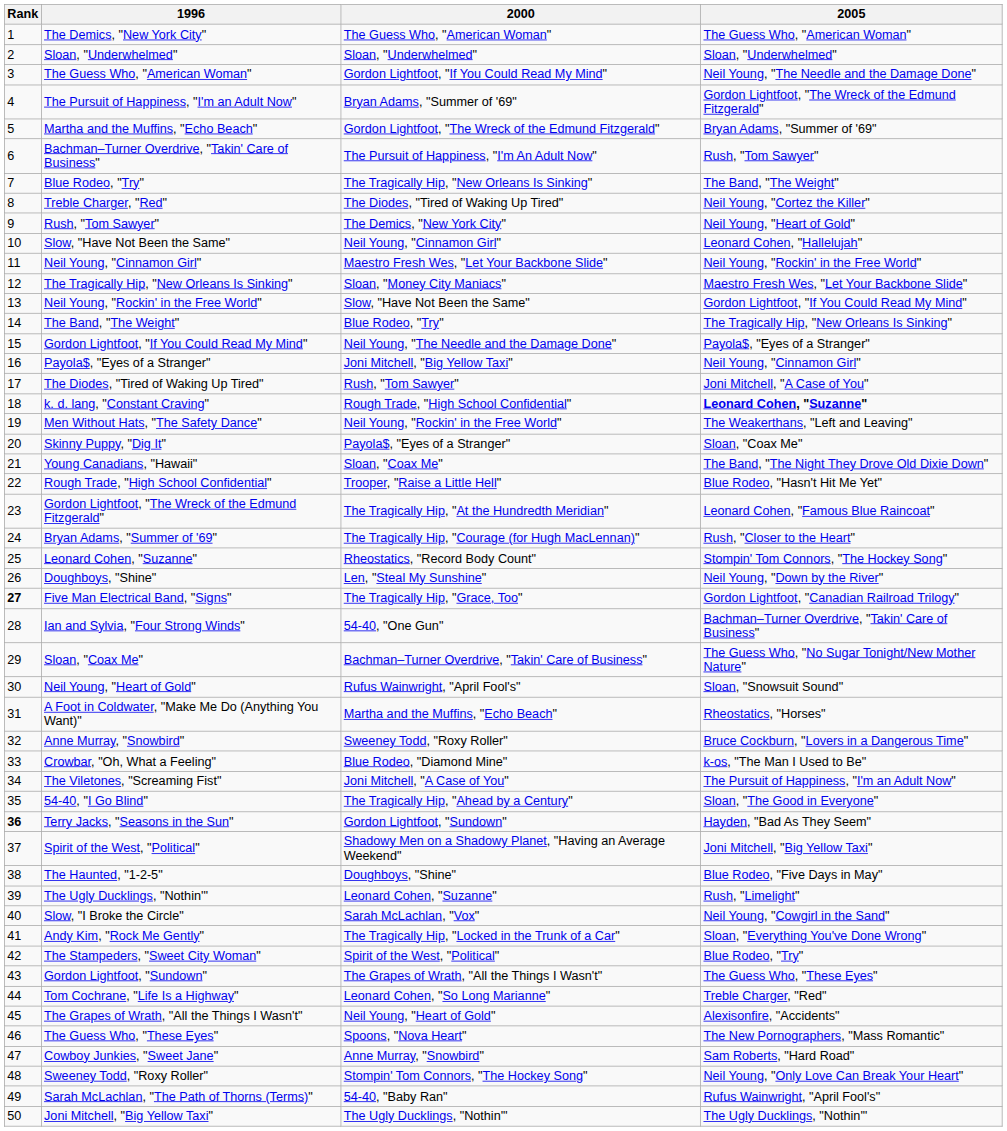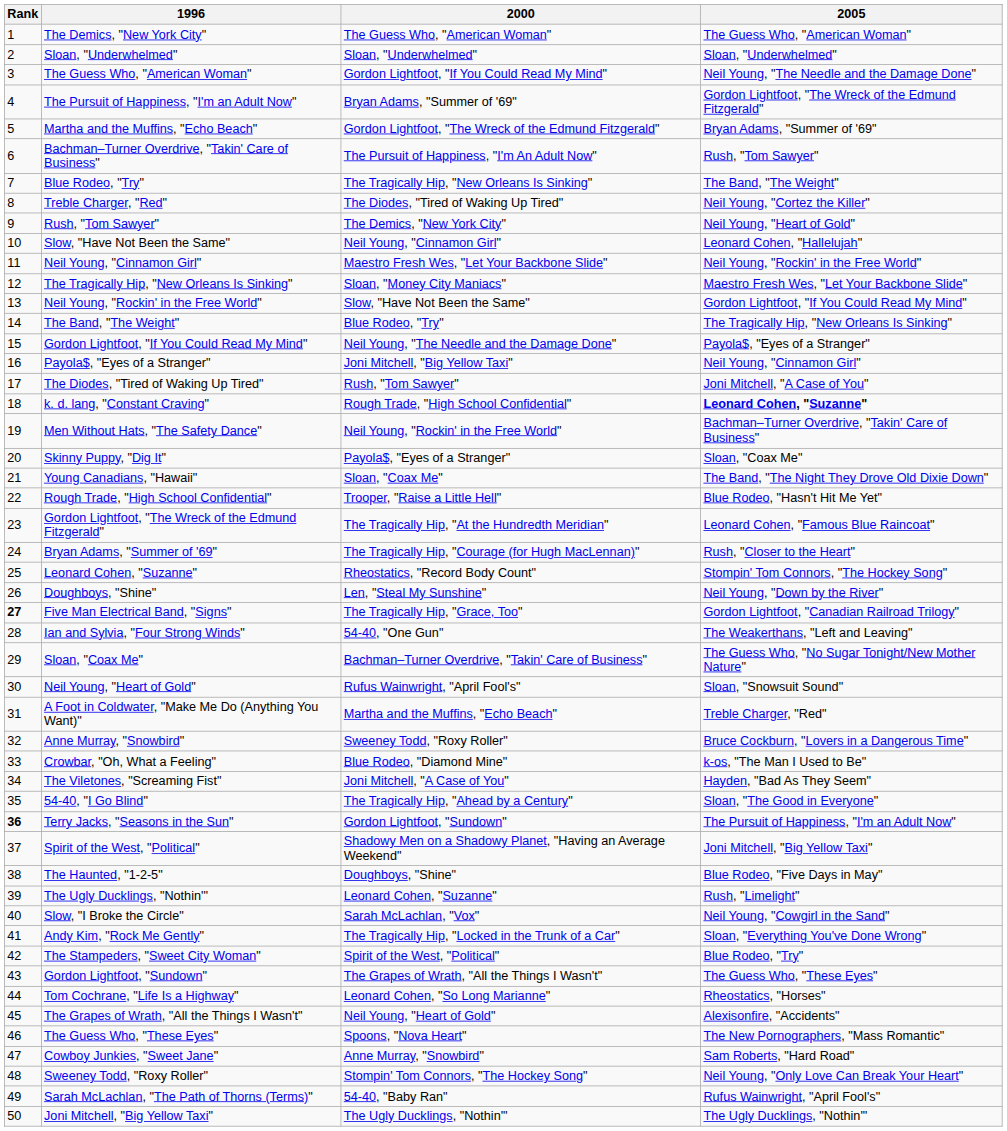(808, 423) The Weakerthans, "Left and Leaving" -> (825, 430) Bachman–Turner Overdrive, "Takin' Care of Business"
(825, 625) Bachman–Turner Overdrive, "Takin' Care of Business" -> (808, 632) The Weakerthans, "Left and Leaving"
(764, 714) Rheostatics, "Horses" -> (765, 714) Treble Charger, "Red"
(830, 781) The Pursuit of Happiness, "I'm an Adult Now" -> (787, 781) Hayden, "Bad As They Seem"
(787, 821) Hayden, "Bad As They Seem" -> (830, 821) The Pursuit of Happiness, "I'm an Adult Now"
(765, 996) Treble Charger, "Red" -> (764, 996) Rheostatics, "Horses"
